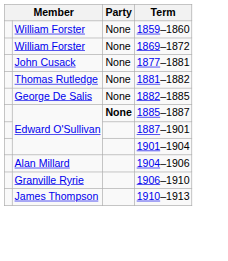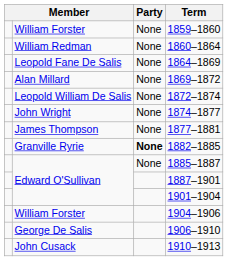+ row: (194, 46)
+ row: (194, 63)
(50, 46) William Forster -> (42, 79) Alan Millard
+ row: (194, 96)
+ row: (194, 113)
(45, 63) John Cusack -> (56, 130) James Thompson
- row: (163, 79)
(53, 96) George De Salis -> (49, 146) Granville Ryrie
(118, 96) normal -> (149, 146) bold
(119, 113) bold -> (149, 163) normal
(42, 163) Alan Millard -> (50, 213) William Forster
(49, 180) Granville Ryrie -> (53, 230) George De Salis
(56, 197) James Thompson -> (45, 247) John Cusack
